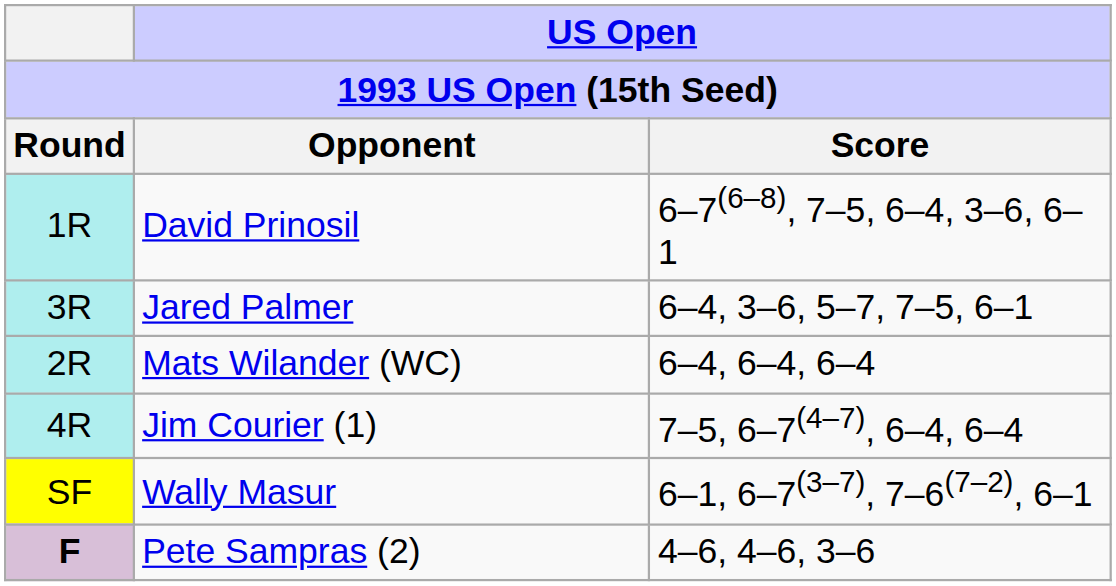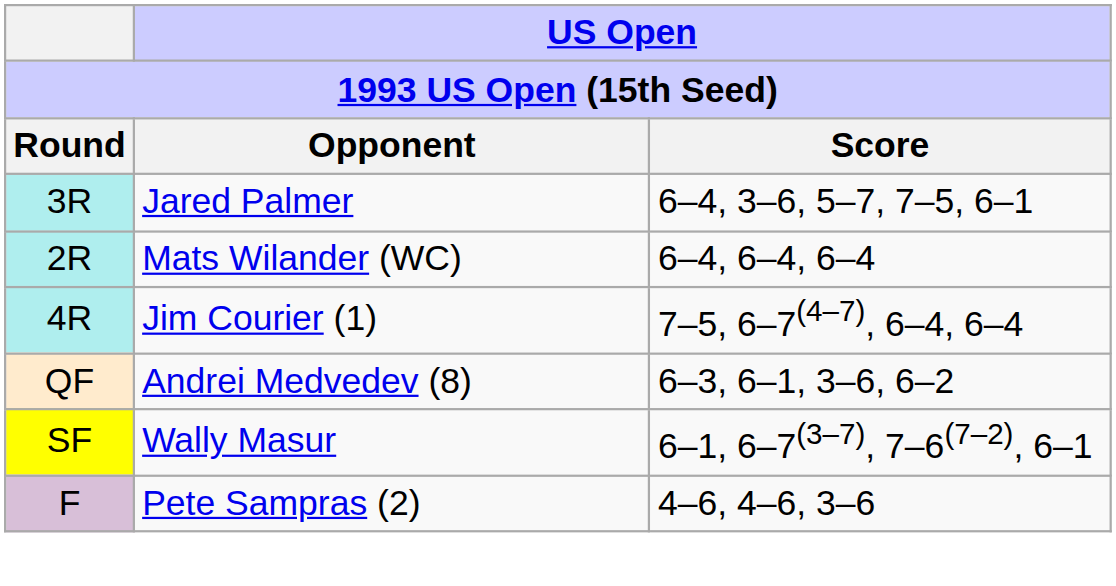- row: (251, 226)
+ row: (307, 380)
(70, 552) bold -> (70, 502) normal
